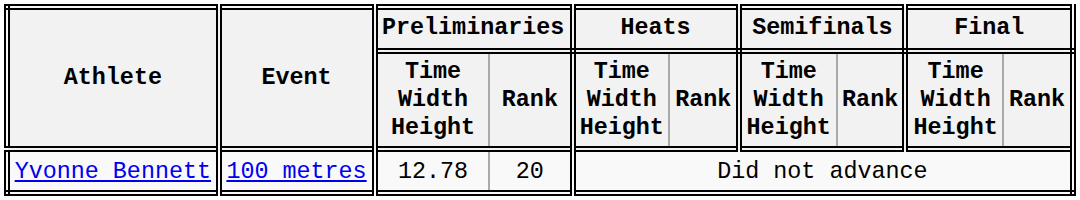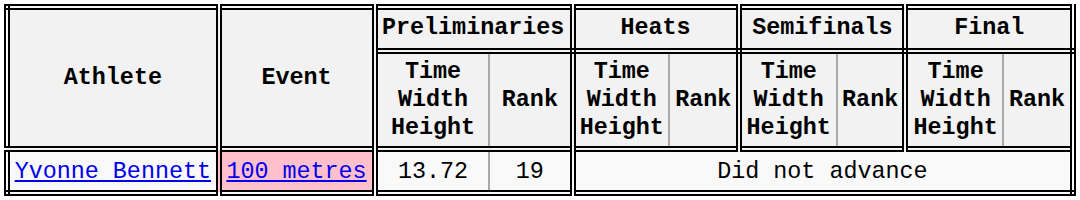(297, 171) no background -> (297, 171) pink background
(433, 171) 12.78 -> (433, 171) 13.72
(530, 171) 20 -> (530, 171) 19
